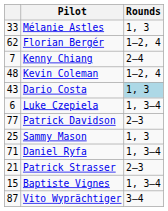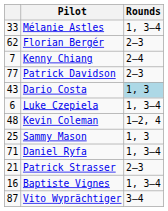(138, 28) 1, 3 -> (144, 28) 1, 3–4
(144, 44) 1–2, 4 -> (135, 44) 2–3
rows swapped: (61, 75) <-> (69, 121)
(13, 184) 15 -> (13, 184) 16
